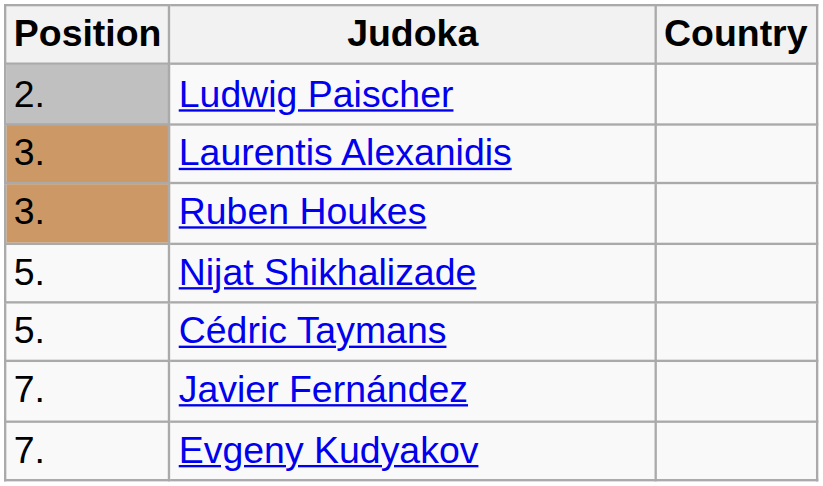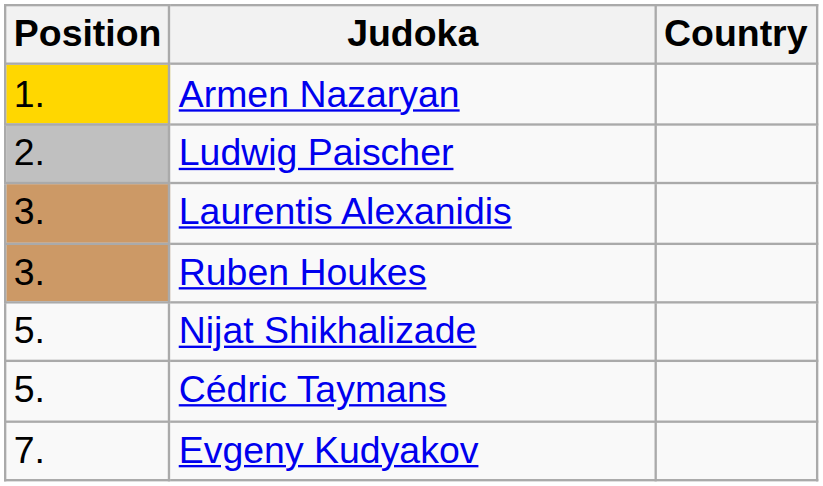+ row: (319, 93)
- row: (323, 390)
